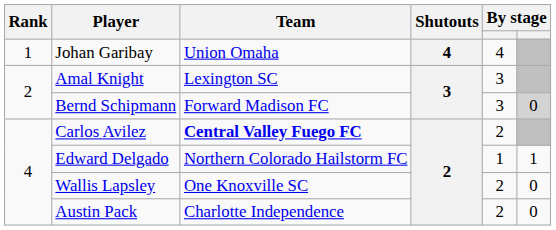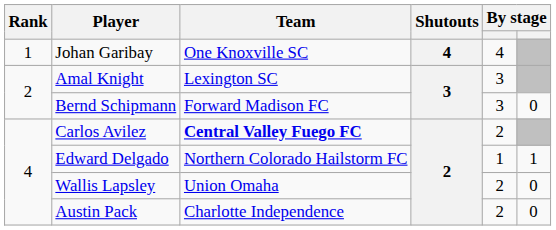(231, 52) Union Omaha -> (246, 52) One Knoxville SC
(534, 105) lightgrey background -> (534, 105) no background
(246, 185) One Knoxville SC -> (231, 185) Union Omaha
